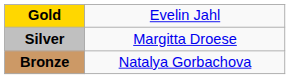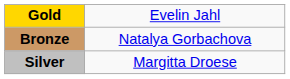rows swapped: (45, 39) <-> (45, 62)
